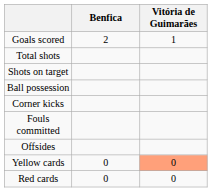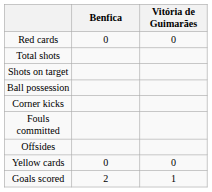rows swapped: (38, 39) <-> (38, 179)
(173, 163) lightsalmon background -> (173, 163) no background
